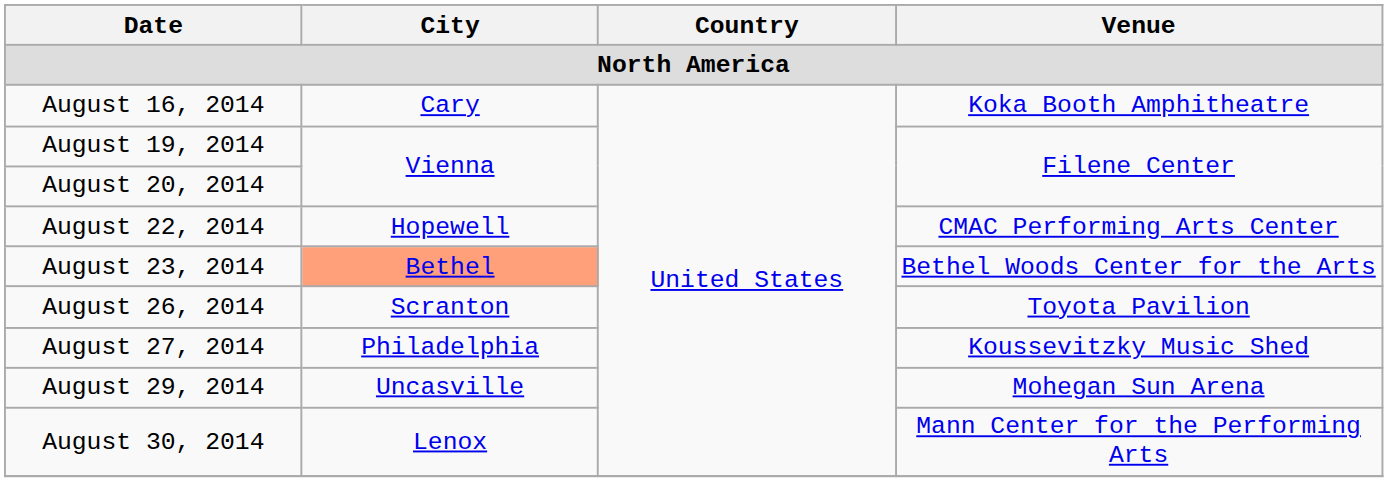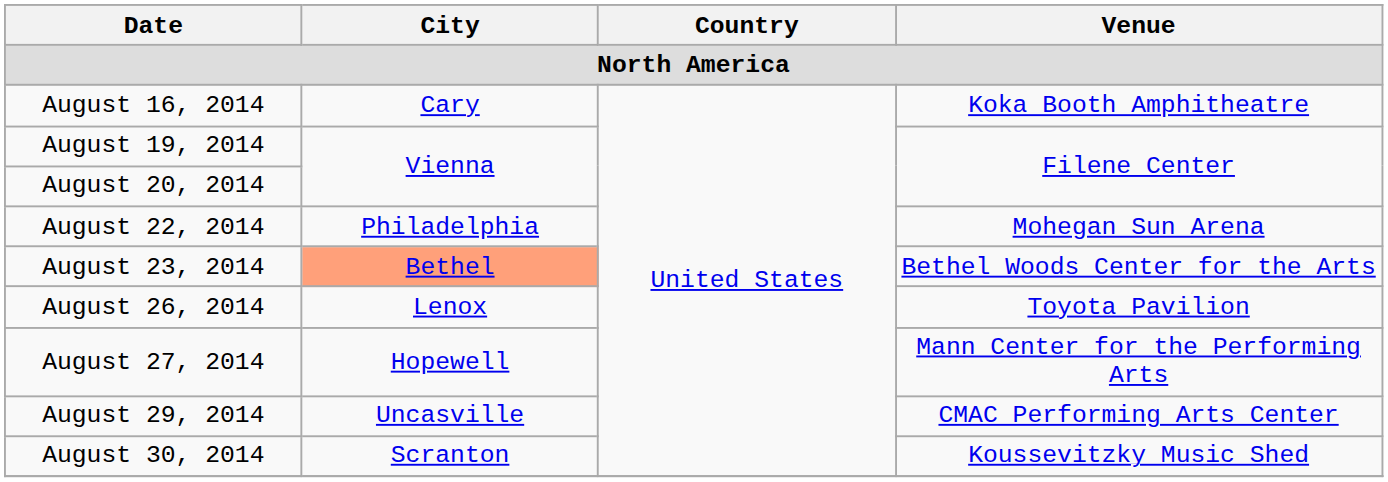(450, 226) Hopewell -> (450, 226) Philadelphia
(1139, 226) CMAC Performing Arts Center -> (1139, 226) Mohegan Sun Arena
(450, 307) Scranton -> (450, 307) Lenox
(450, 347) Philadelphia -> (450, 361) Hopewell
(1139, 347) Koussevitzky Music Shed -> (1139, 361) Mann Center for the Performing Arts
(1139, 387) Mohegan Sun Arena -> (1139, 416) CMAC Performing Arts Center
(450, 442) Lenox -> (450, 456) Scranton
(1139, 442) Mann Center for the Performing Arts -> (1139, 456) Koussevitzky Music Shed
